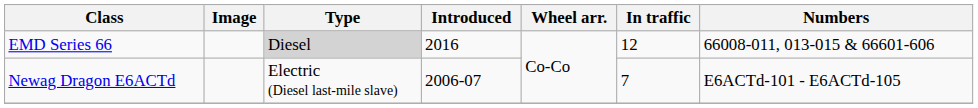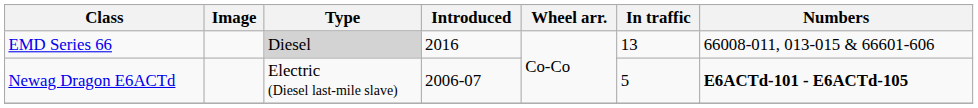(629, 44) 12 -> (629, 44) 13
(625, 80) 7 -> (625, 80) 5
(802, 80) normal -> (806, 80) bold
